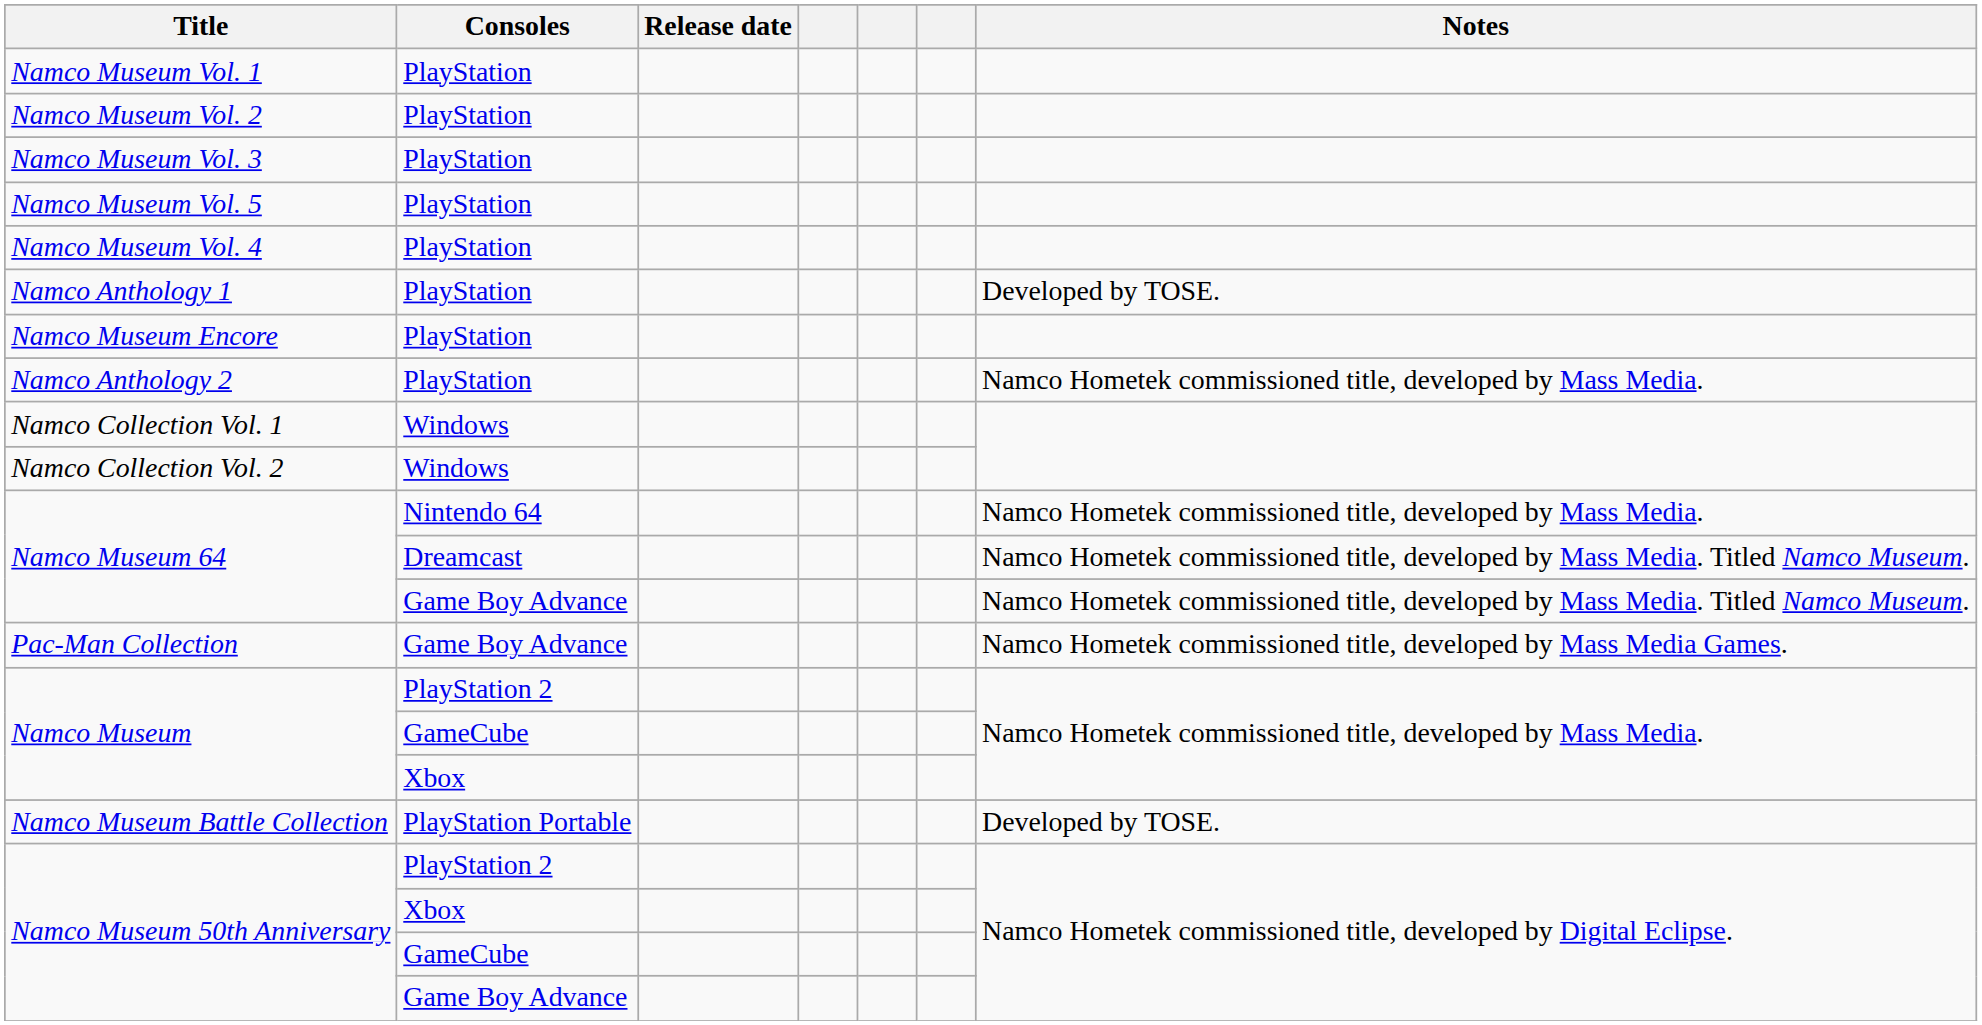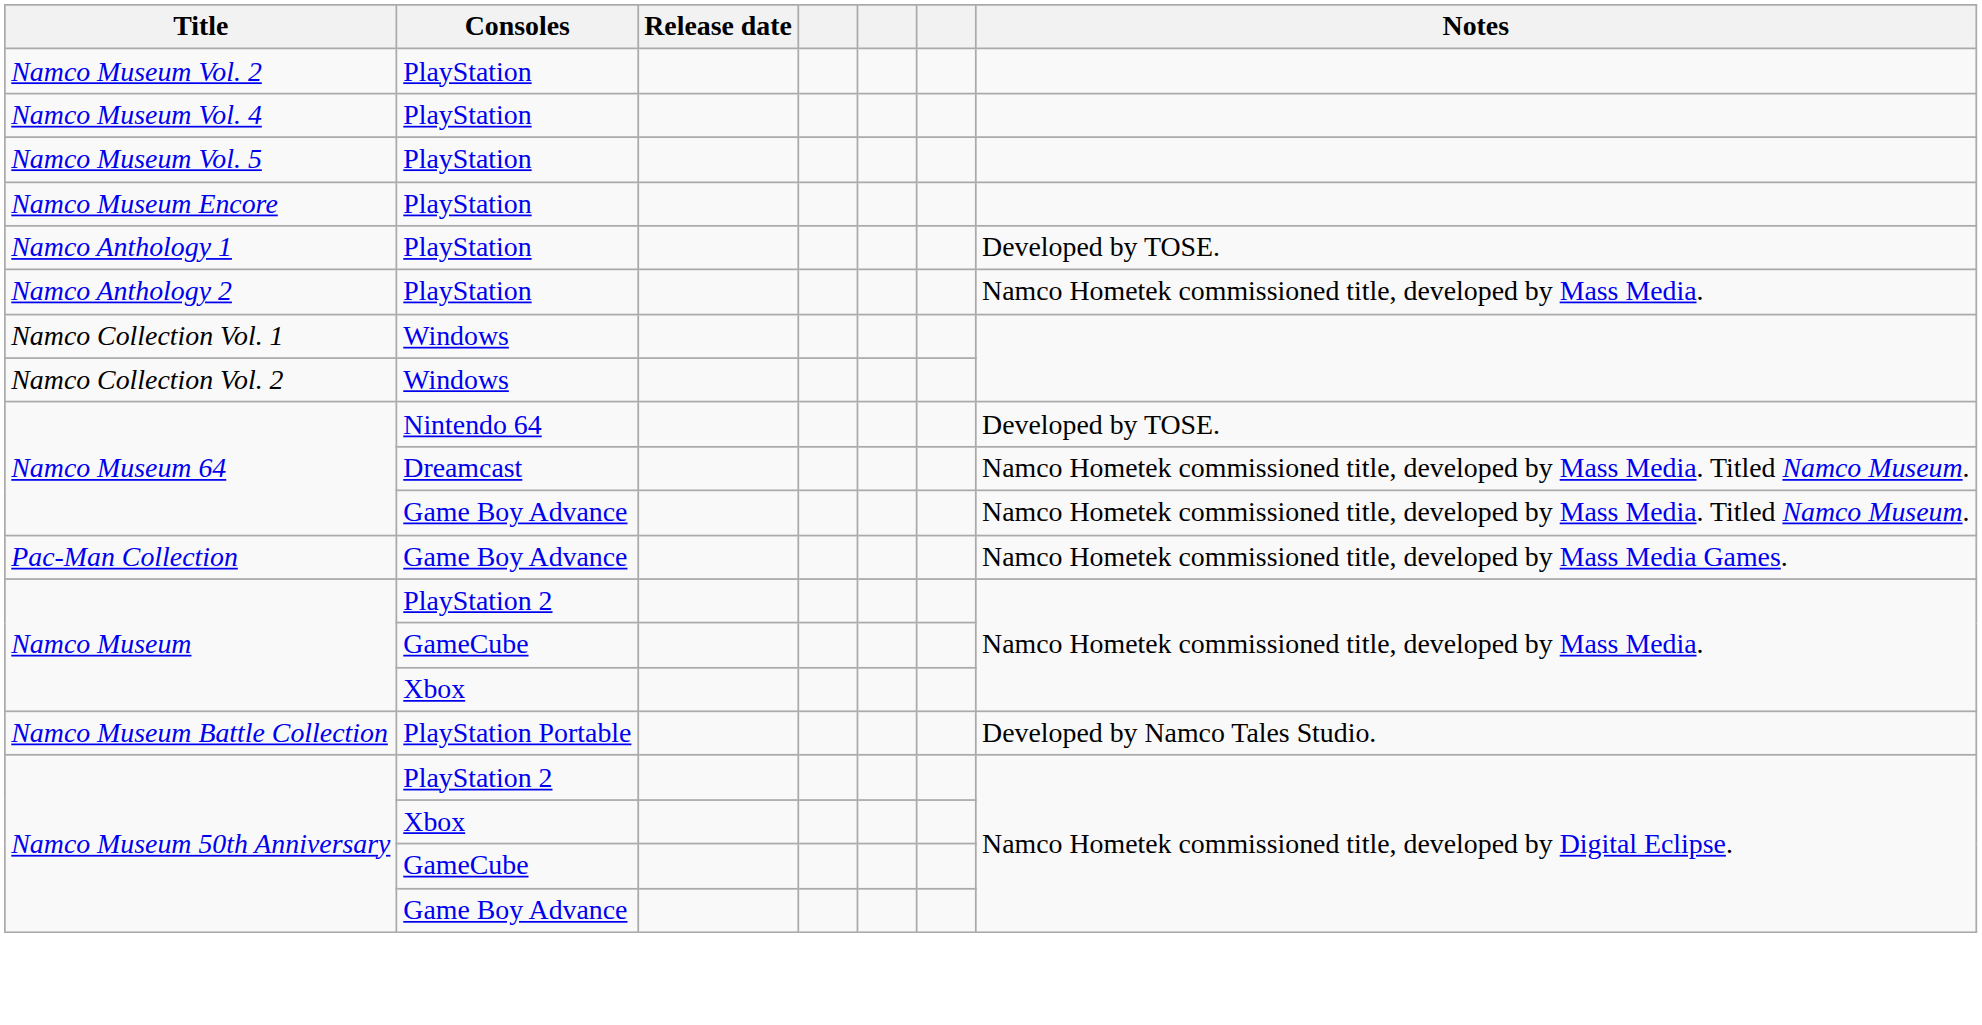- row: (137, 70)
- row: (137, 159)
rows swapped: (137, 247) <-> (137, 203)
rows swapped: (145, 335) <-> (122, 291)
(1343, 512) Namco Hometek commissioned title, developed by Mass Media. -> (1101, 423) Developed by TOSE.
(1101, 821) Developed by TOSE. -> (1179, 733) Developed by Namco Tales Studio.
